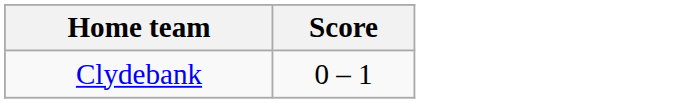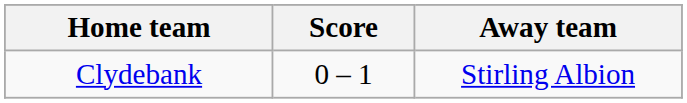+ column: (548, 27)
